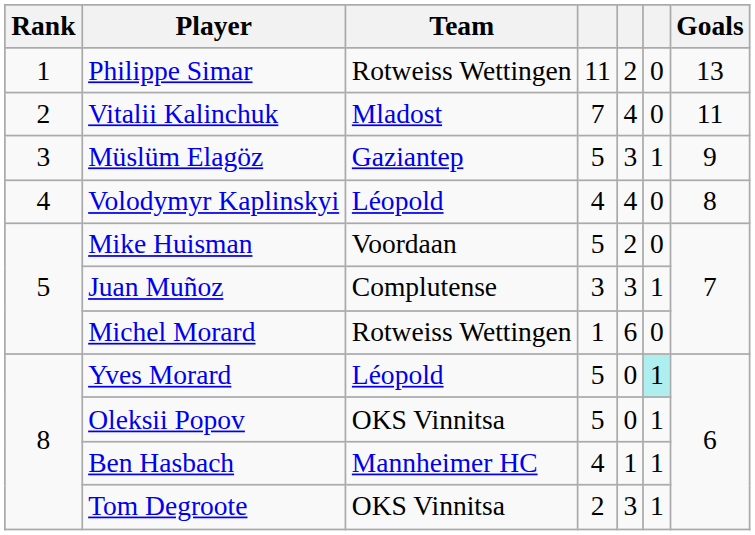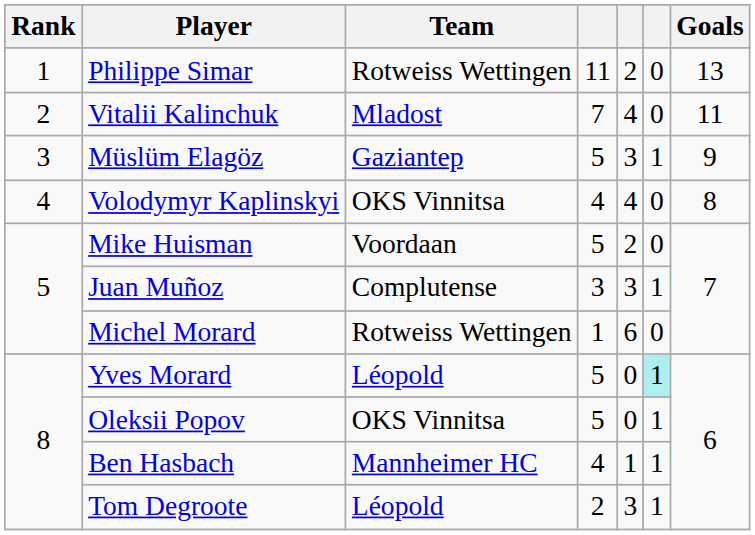(398, 200) Léopold -> (428, 200) OKS Vinnitsa
(428, 506) OKS Vinnitsa -> (398, 506) Léopold
